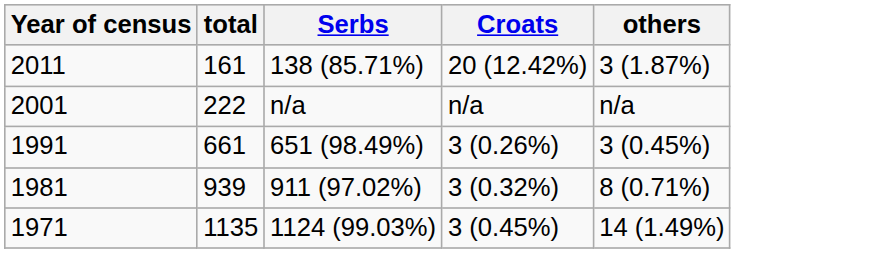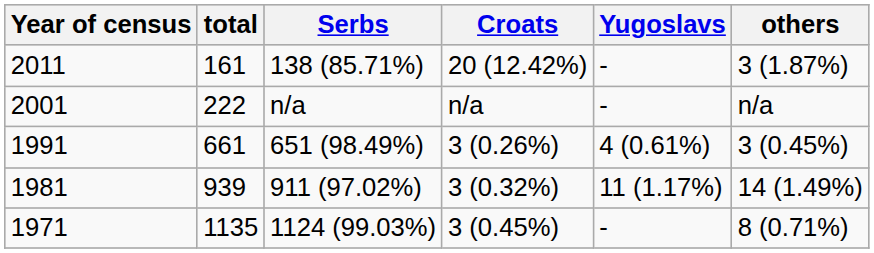+ column: (663, 24)
(655, 187) 8 (0.71%) -> (800, 187) 14 (1.49%)
(662, 227) 14 (1.49%) -> (793, 227) 8 (0.71%)
